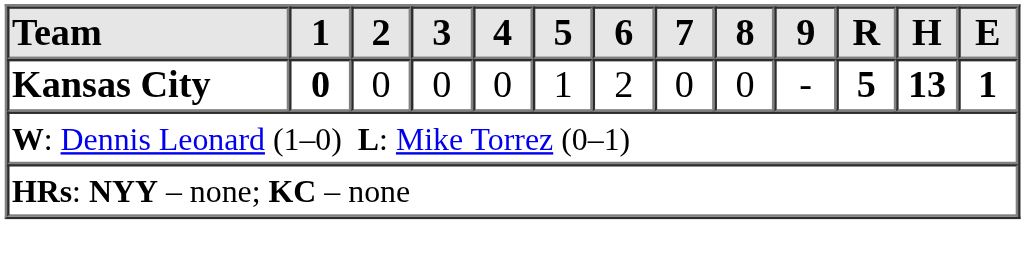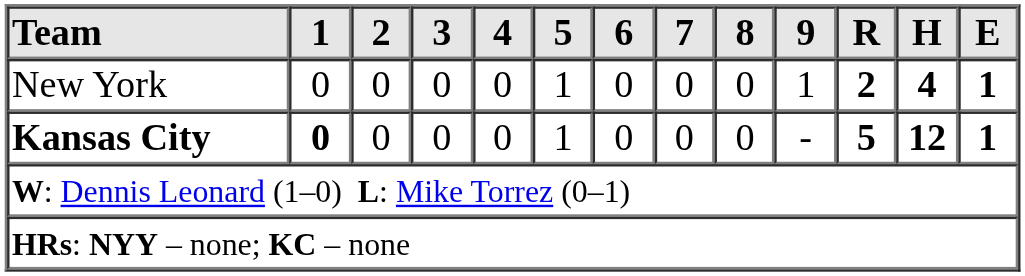+ row: (89, 84)
(624, 84) 2 -> (624, 137) 0
(927, 84) 13 -> (927, 137) 12
